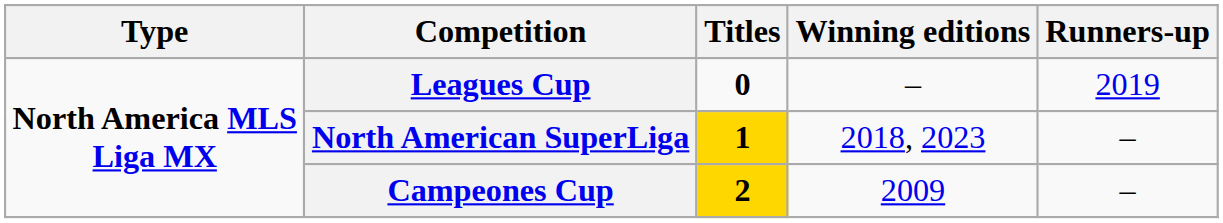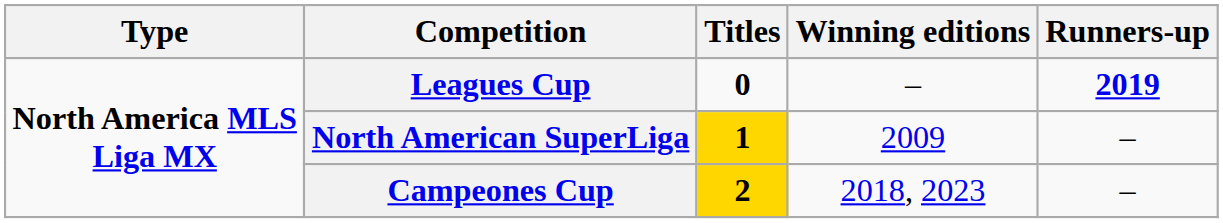(1128, 84) normal -> (1128, 84) bold
(913, 137) 2018, 2023 -> (913, 137) 2009
(913, 190) 2009 -> (913, 190) 2018, 2023
